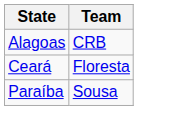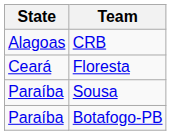+ row: (118, 117)
